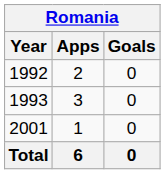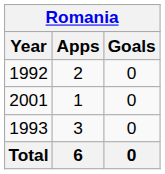rows swapped: (29, 100) <-> (29, 127)
